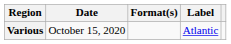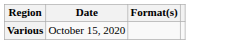- column: (201, 13)
